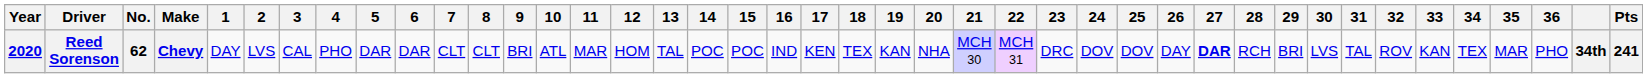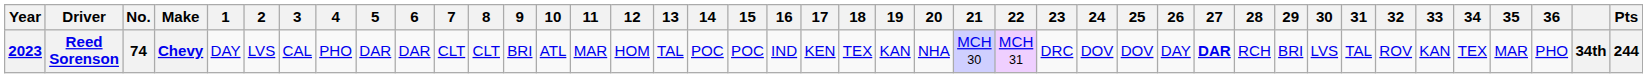(25, 51) 2020 -> (25, 51) 2023
(138, 51) 62 -> (138, 51) 74
(1626, 51) 241 -> (1626, 51) 244
